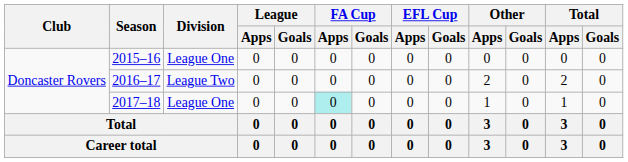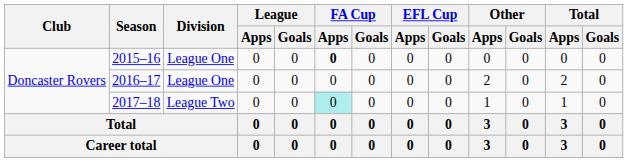(333, 59) normal -> (333, 59) bold
(201, 80) League Two -> (201, 80) League One
(201, 102) League One -> (201, 102) League Two
